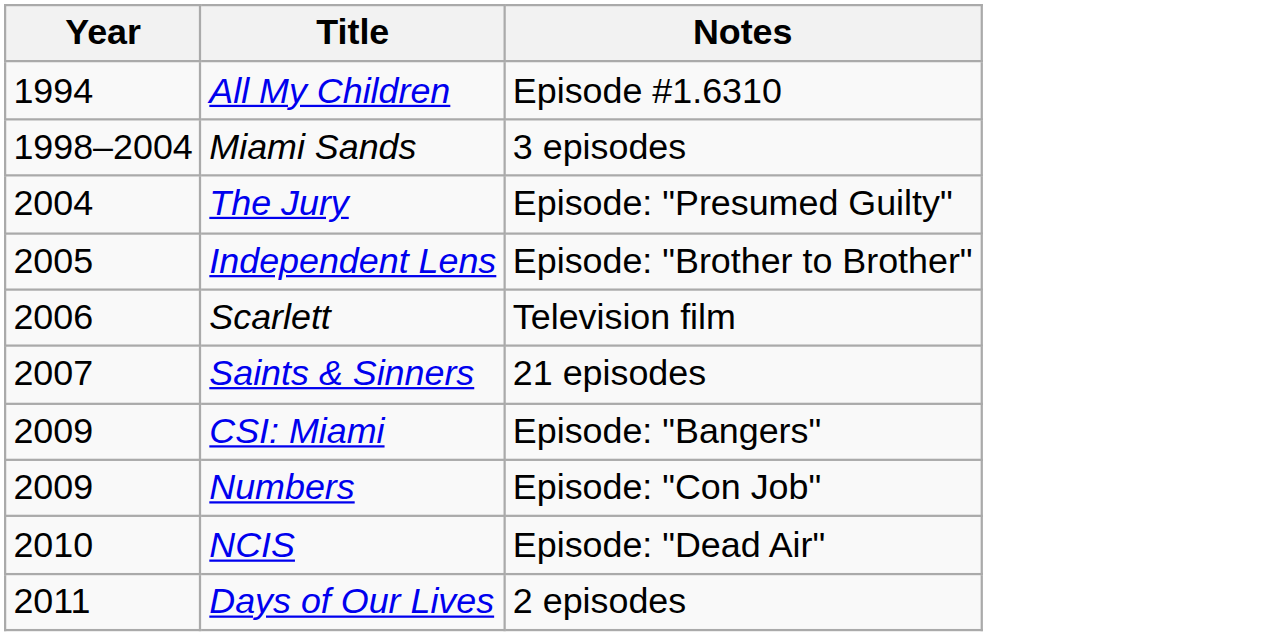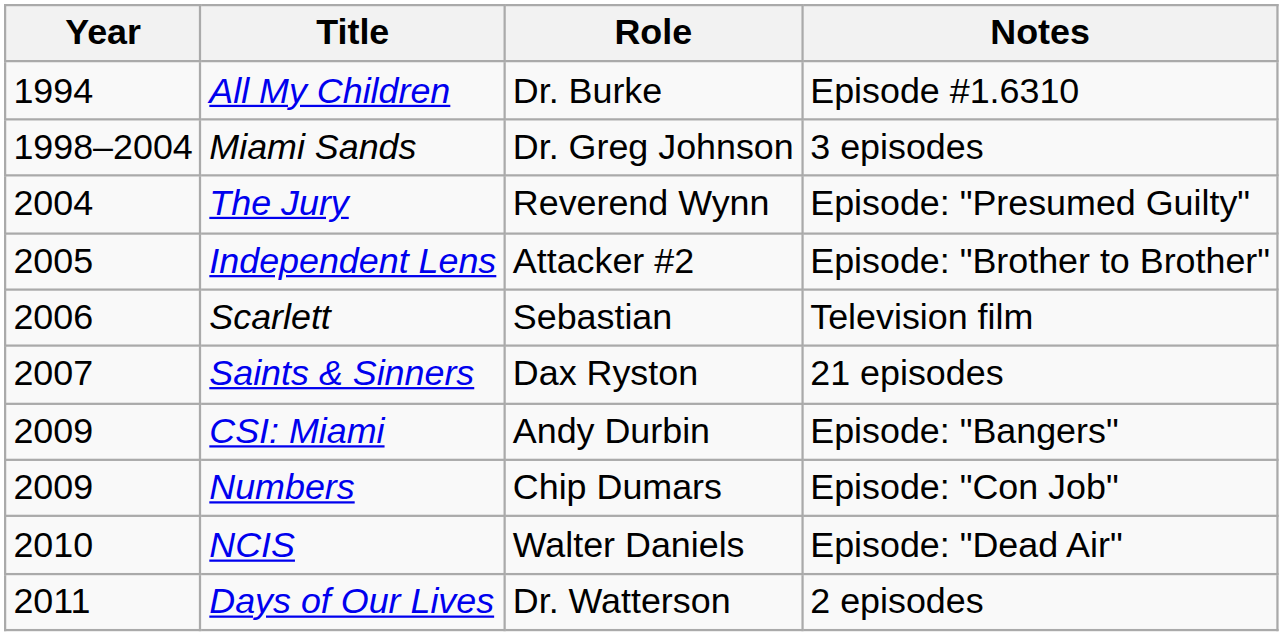+ column: (653, 32)
